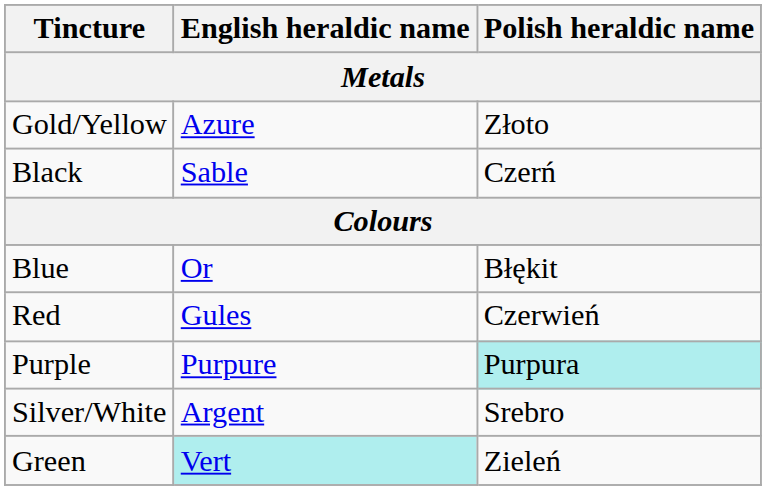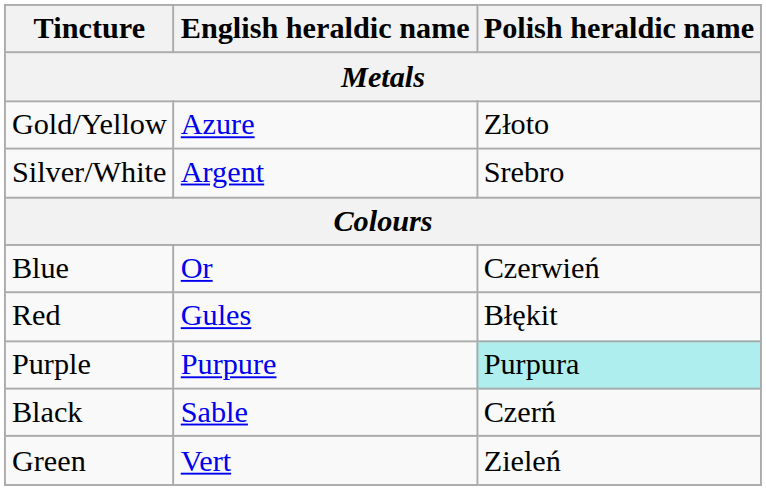rows swapped: (89, 412) <-> (47, 172)
(521, 268) Błękit -> (542, 268) Czerwień
(542, 316) Czerwień -> (521, 316) Błękit
(206, 460) paleturquoise background -> (206, 460) no background
